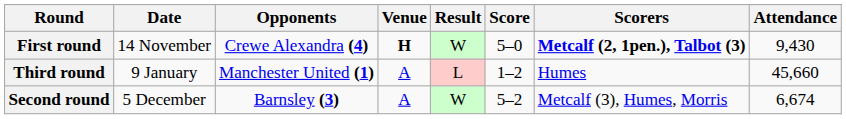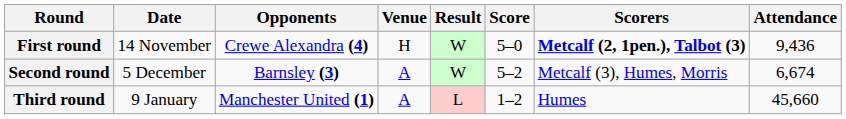(404, 45) bold -> (404, 45) normal
(795, 45) 9,430 -> (795, 45) 9,436
rows swapped: (59, 99) <-> (59, 72)
